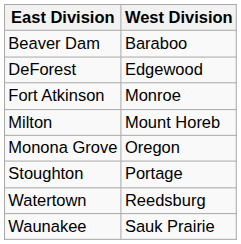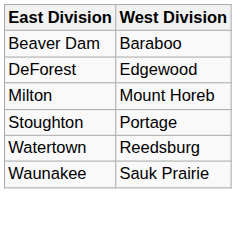- row: (56, 95)
- row: (63, 148)
